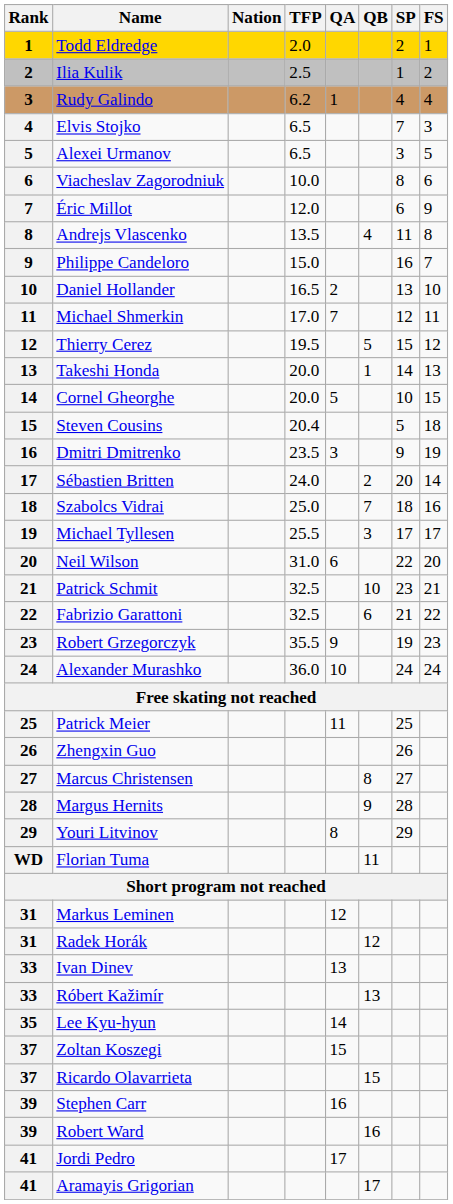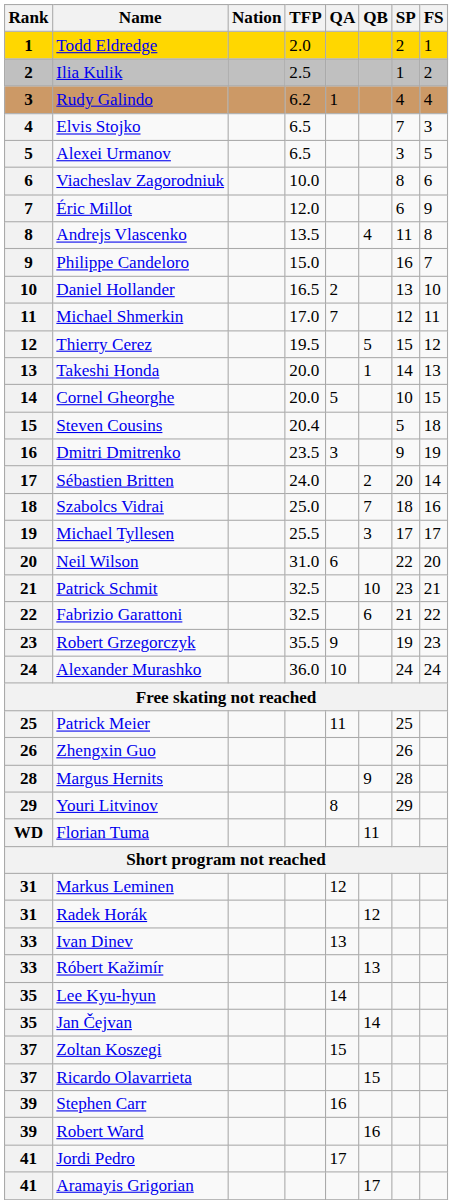- row: (125, 778)
+ row: (94, 1022)
